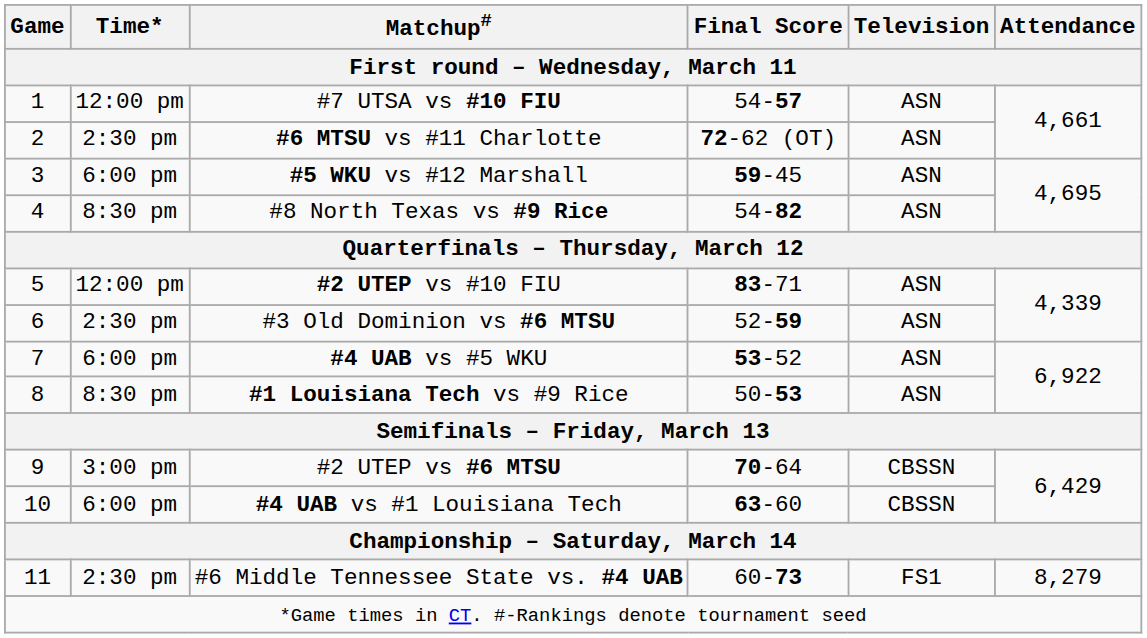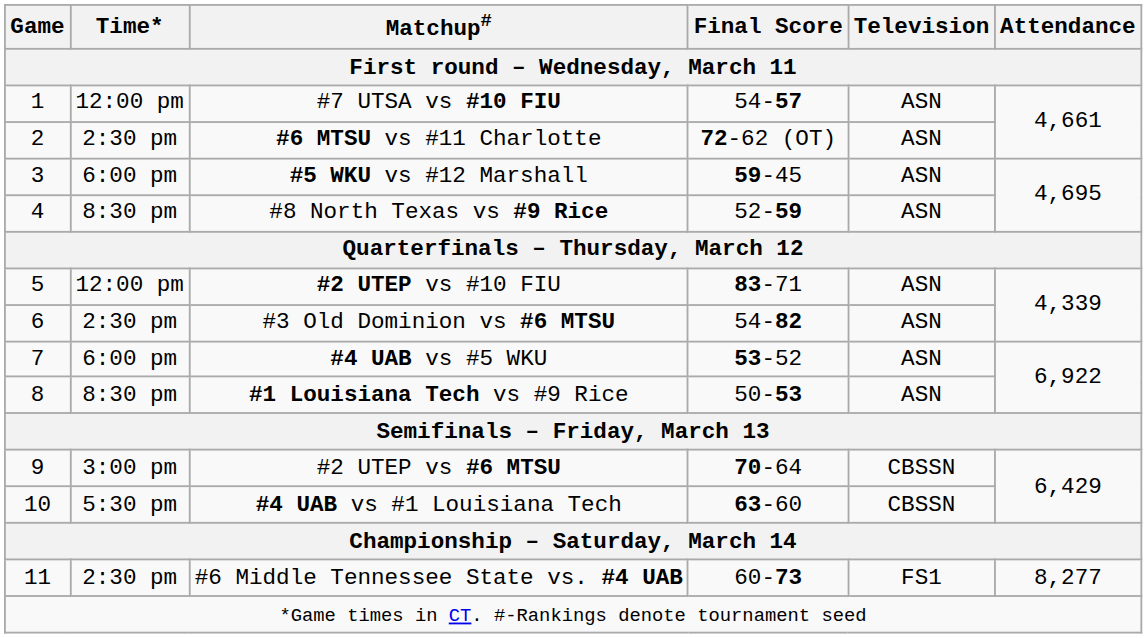(768, 213) 54-82 -> (768, 213) 52-59
(768, 323) 52-59 -> (768, 323) 54-82
(130, 505) 6:00 pm -> (130, 505) 5:30 pm
(1068, 578) 8,279 -> (1068, 578) 8,277
